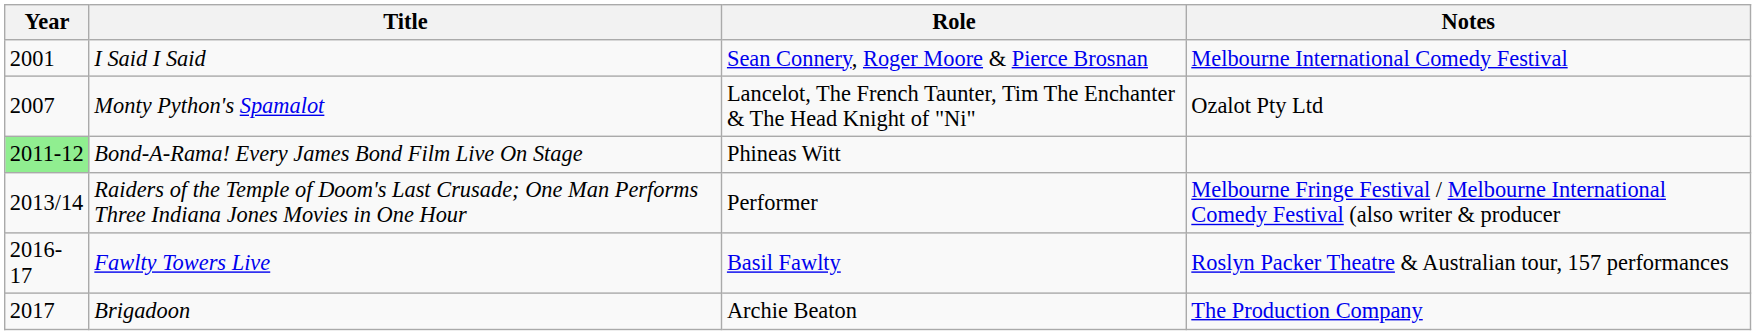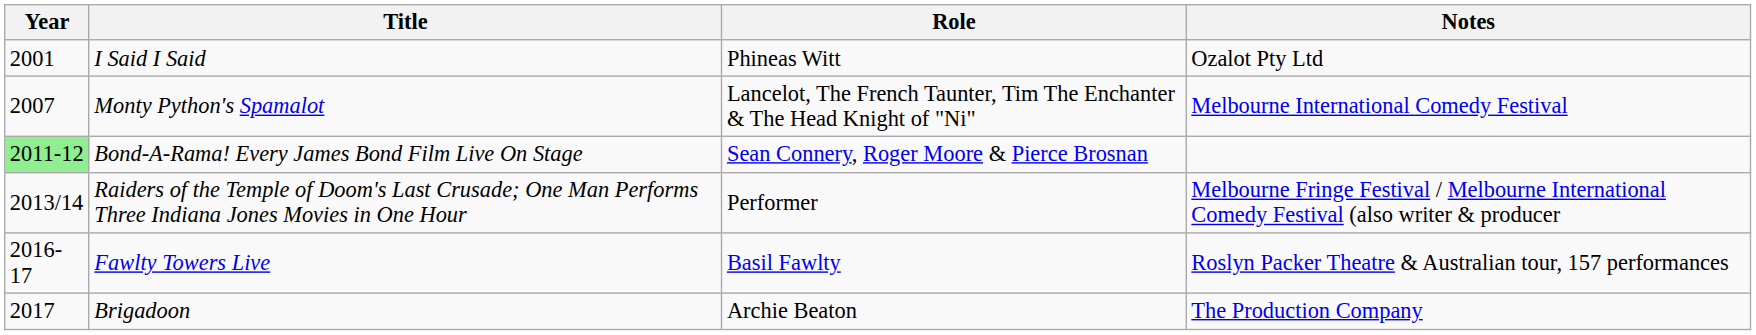(937, 57) Sean Connery, Roger Moore & Pierce Brosnan -> (784, 57) Phineas Witt
(1379, 57) Melbourne International Comedy Festival -> (1257, 57) Ozalot Pty Ltd
(1257, 105) Ozalot Pty Ltd -> (1379, 105) Melbourne International Comedy Festival
(784, 154) Phineas Witt -> (937, 154) Sean Connery, Roger Moore & Pierce Brosnan
